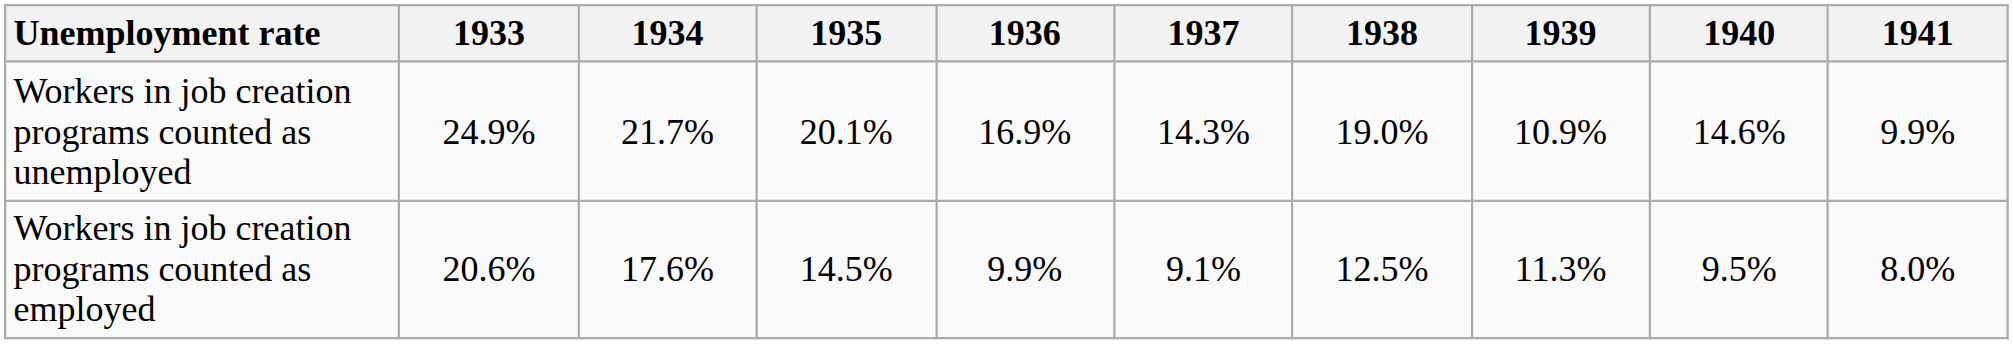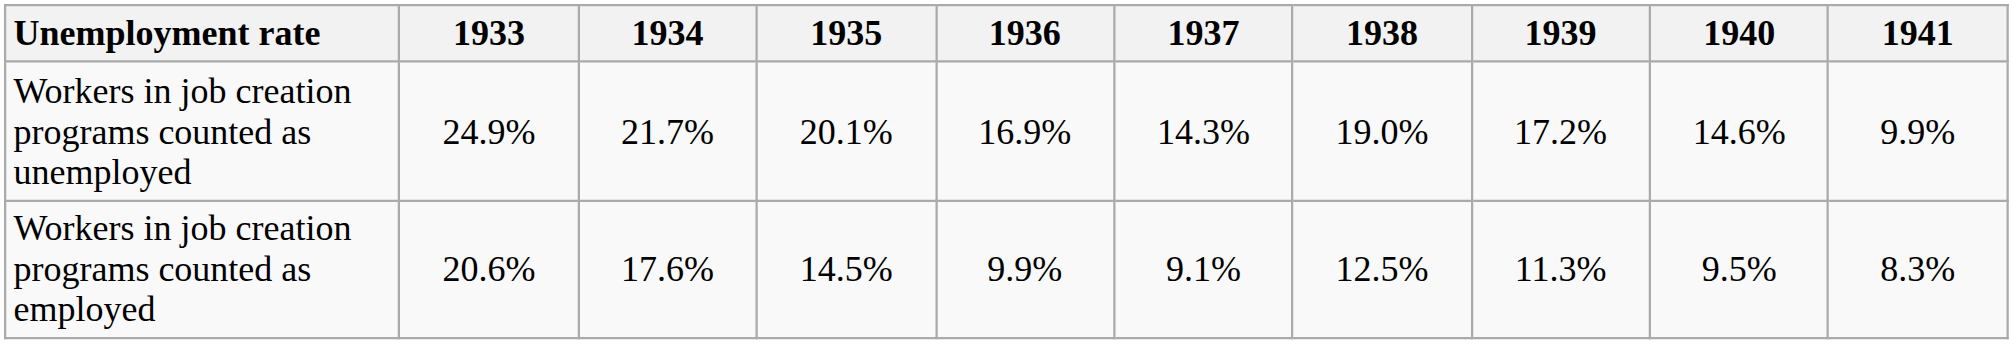(1561, 130) 10.9% -> (1561, 130) 17.2%
(1918, 268) 8.0% -> (1918, 268) 8.3%
